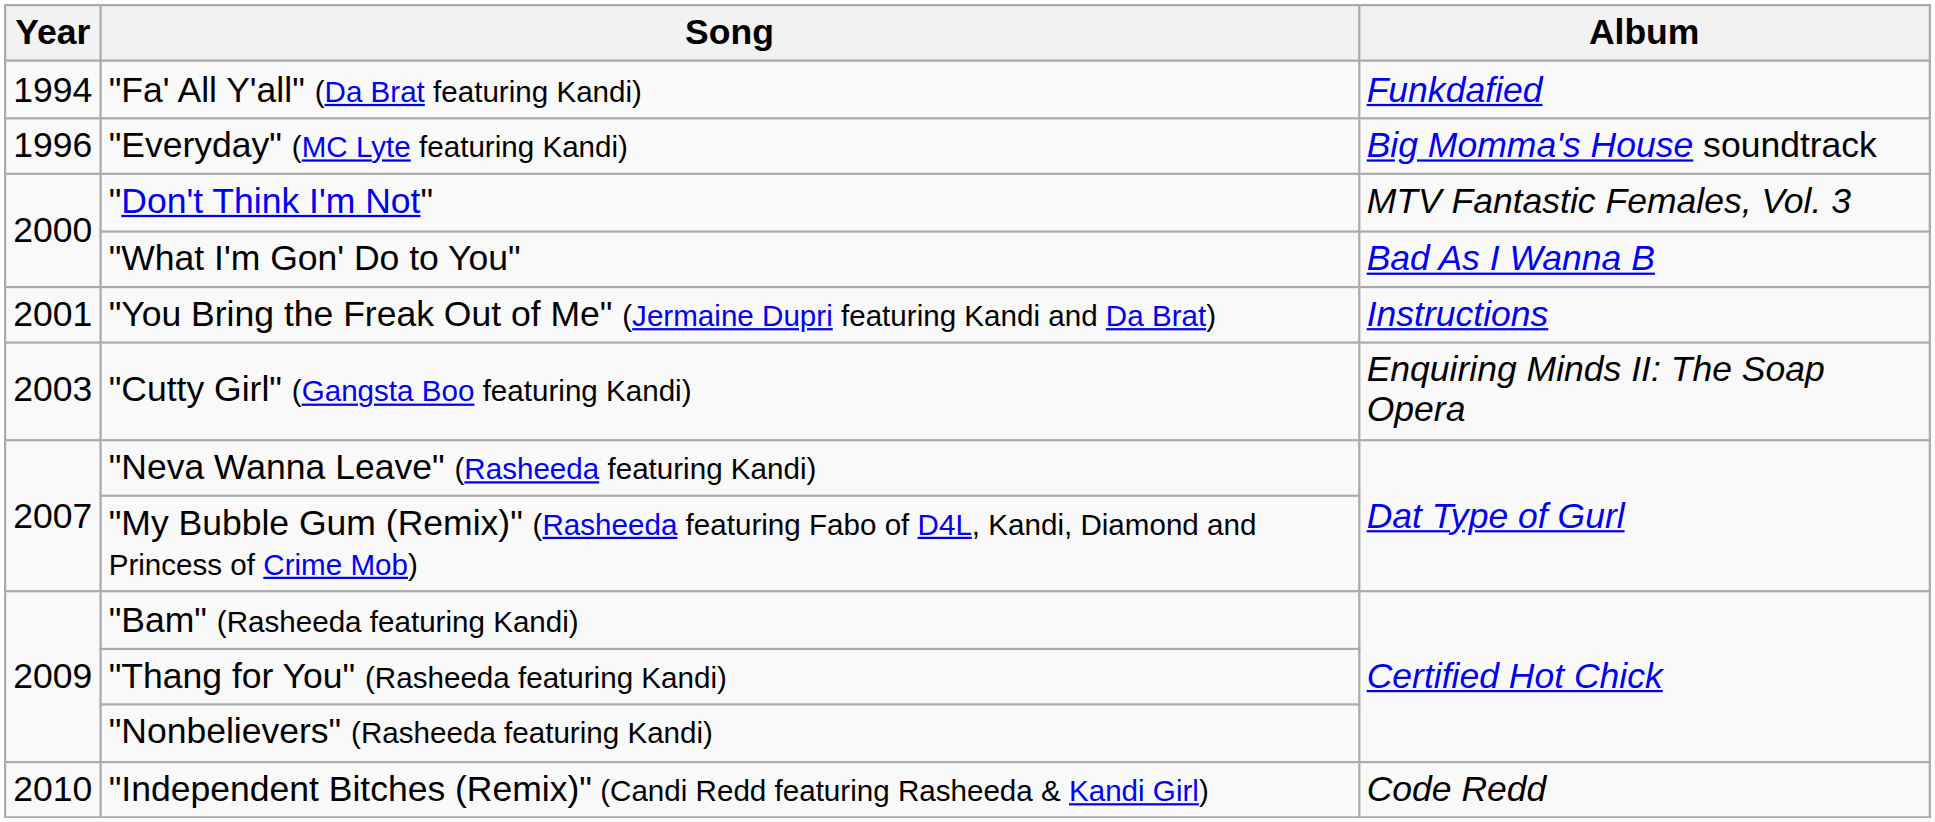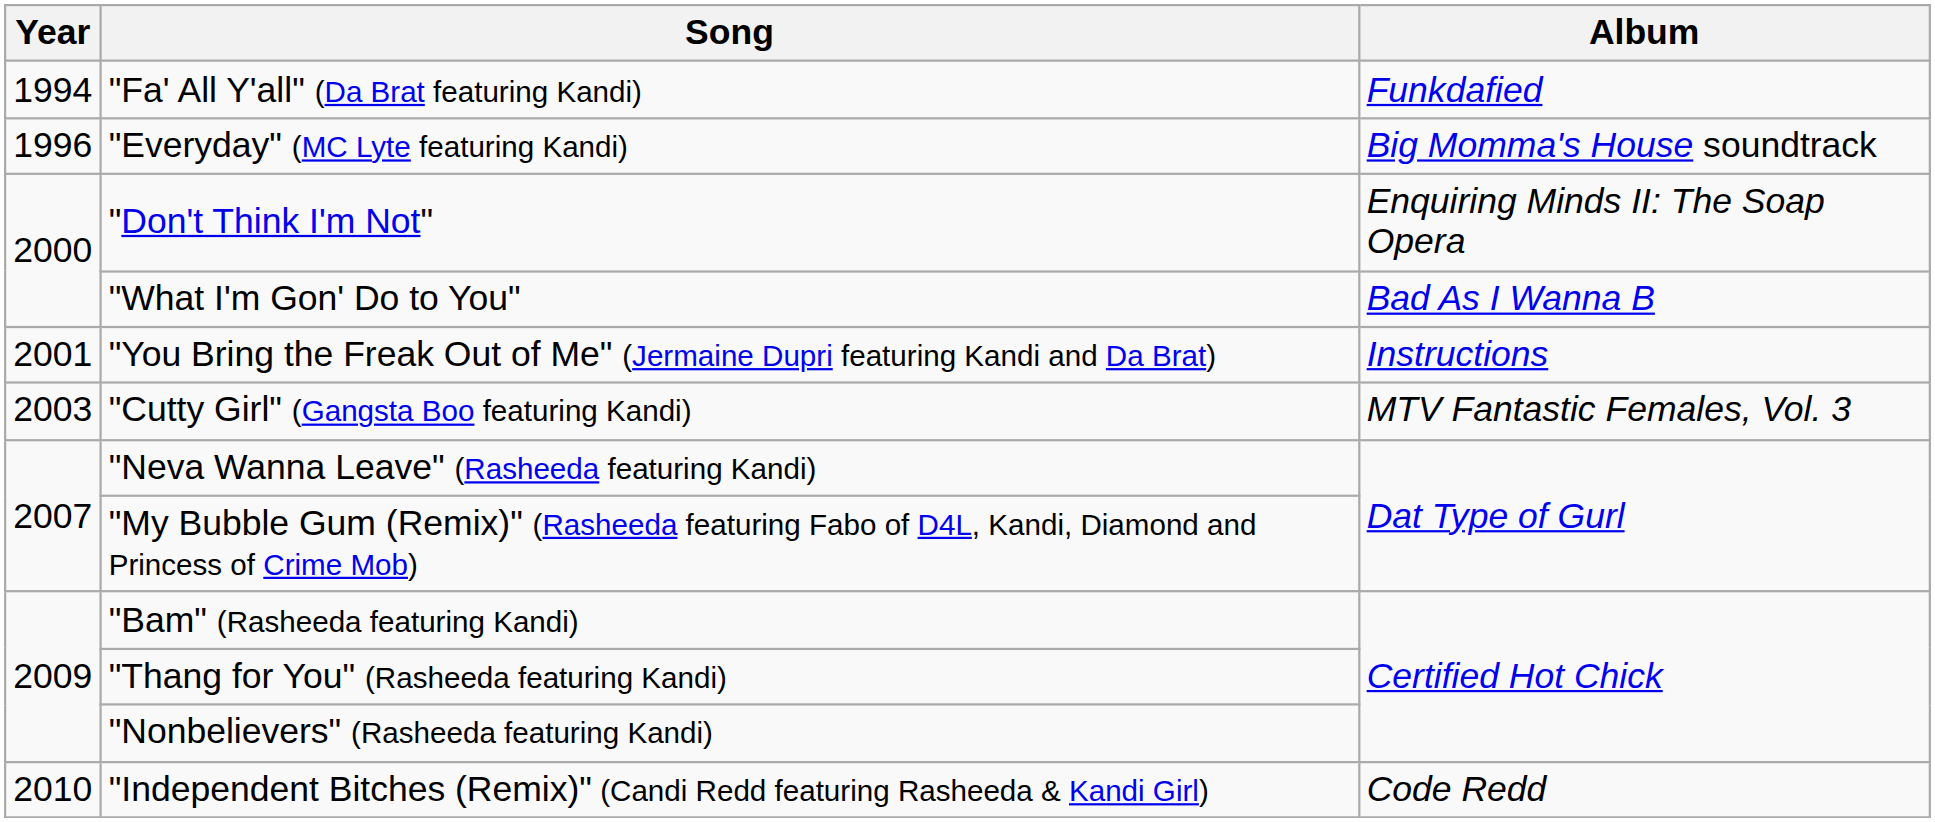(1609, 201) MTV Fantastic Females, Vol. 3 -> (1596, 221) Enquiring Minds II: The Soap Opera
(1596, 390) Enquiring Minds II: The Soap Opera -> (1609, 410) MTV Fantastic Females, Vol. 3
